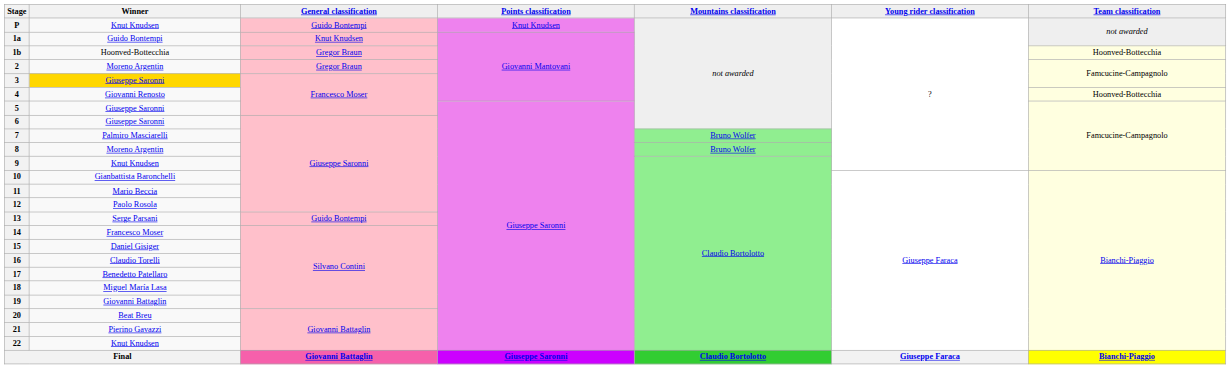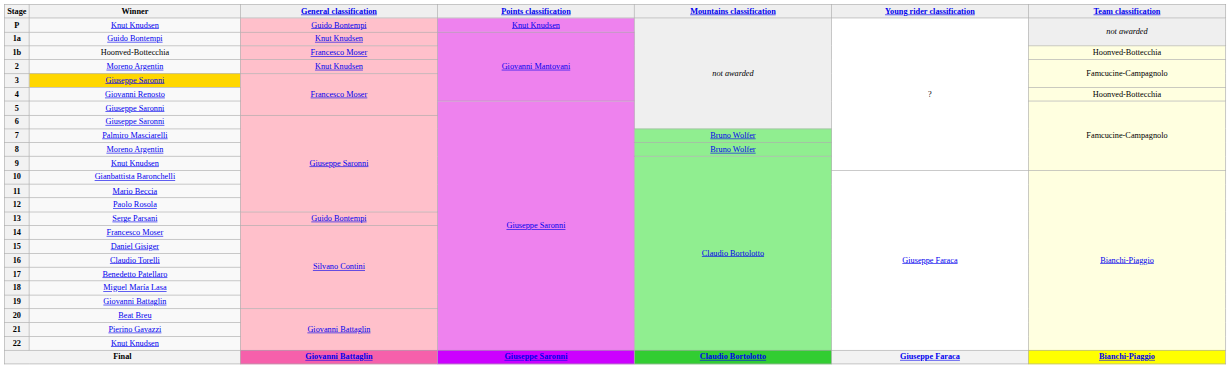(339, 53) Gregor Braun -> (339, 53) Francesco Moser
(339, 67) Gregor Braun -> (339, 67) Knut Knudsen
